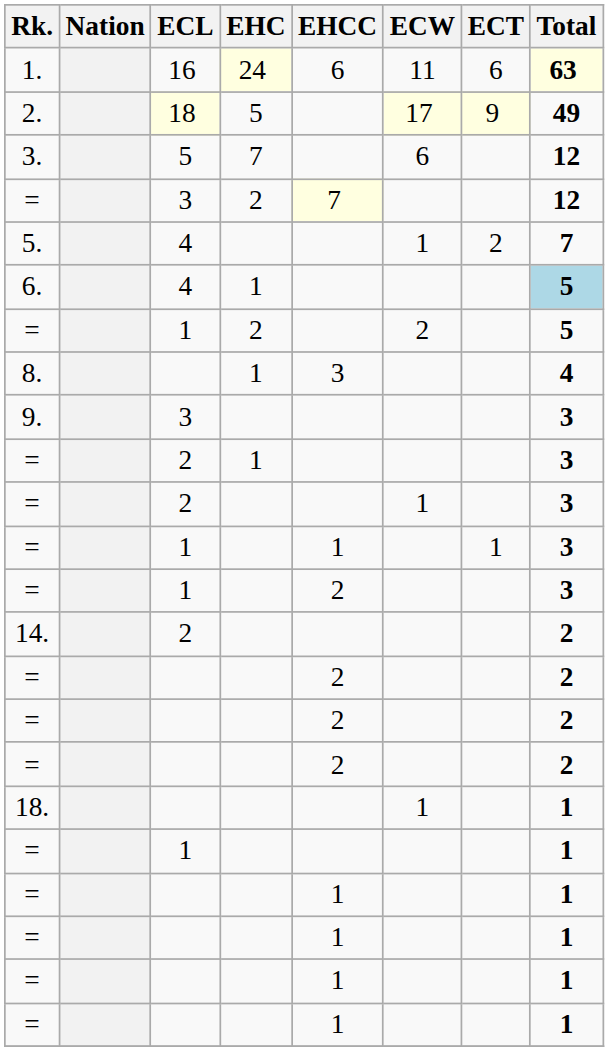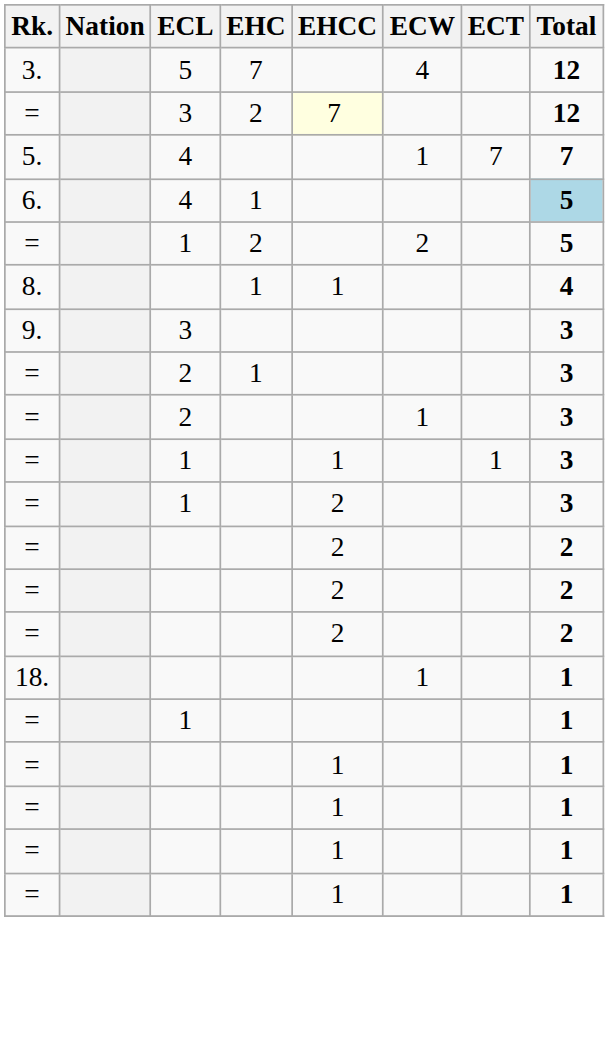- row: (32, 69)
- row: (32, 112)
(422, 156) 6 -> (422, 69) 4
(496, 243) 2 -> (496, 156) 7
(338, 373) 3 -> (338, 286) 1
- row: (32, 633)
